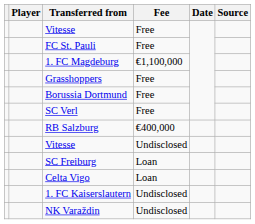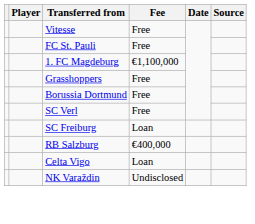rows swapped: (72, 128) <-> (71, 161)
- row: (60, 144)
- row: (88, 194)
